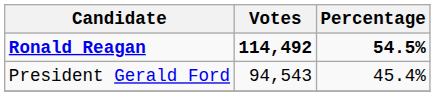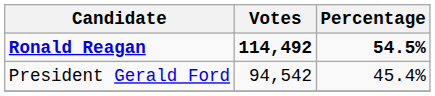(281, 76) 94,543 -> (281, 76) 94,542
